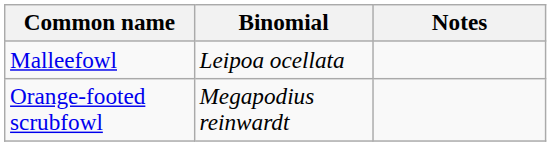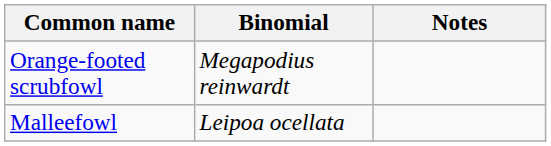rows swapped: (64, 59) <-> (78, 109)
